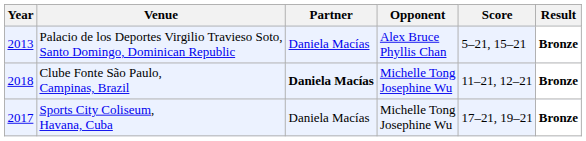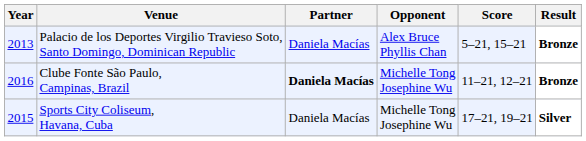(20, 81) 2018 -> (20, 81) 2016
(20, 117) 2017 -> (20, 117) 2015
(558, 117) Bronze -> (555, 117) Silver
